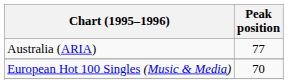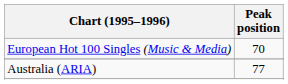rows swapped: (52, 48) <-> (119, 68)
